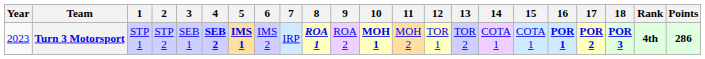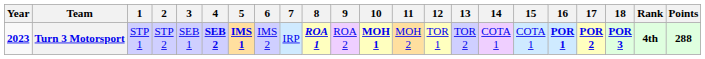(18, 38) normal -> (18, 38) bold
(683, 38) 286 -> (683, 38) 288
